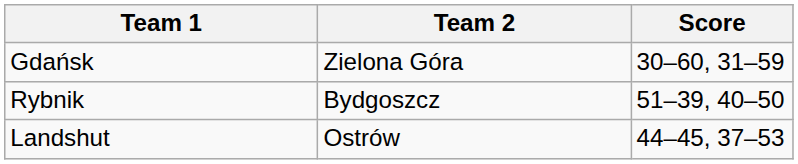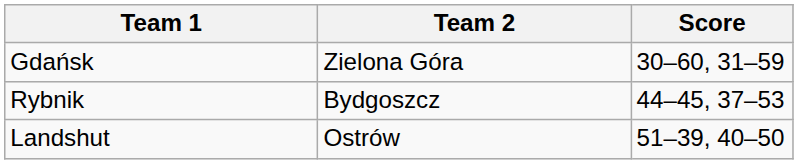(710, 100) 51–39, 40–50 -> (710, 100) 44–45, 37–53
(710, 138) 44–45, 37–53 -> (710, 138) 51–39, 40–50
